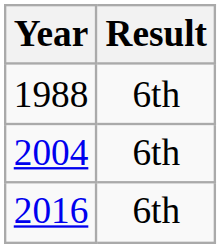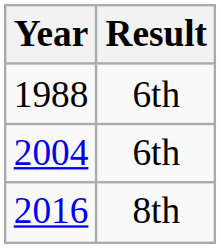(156, 211) 6th -> (156, 211) 8th
